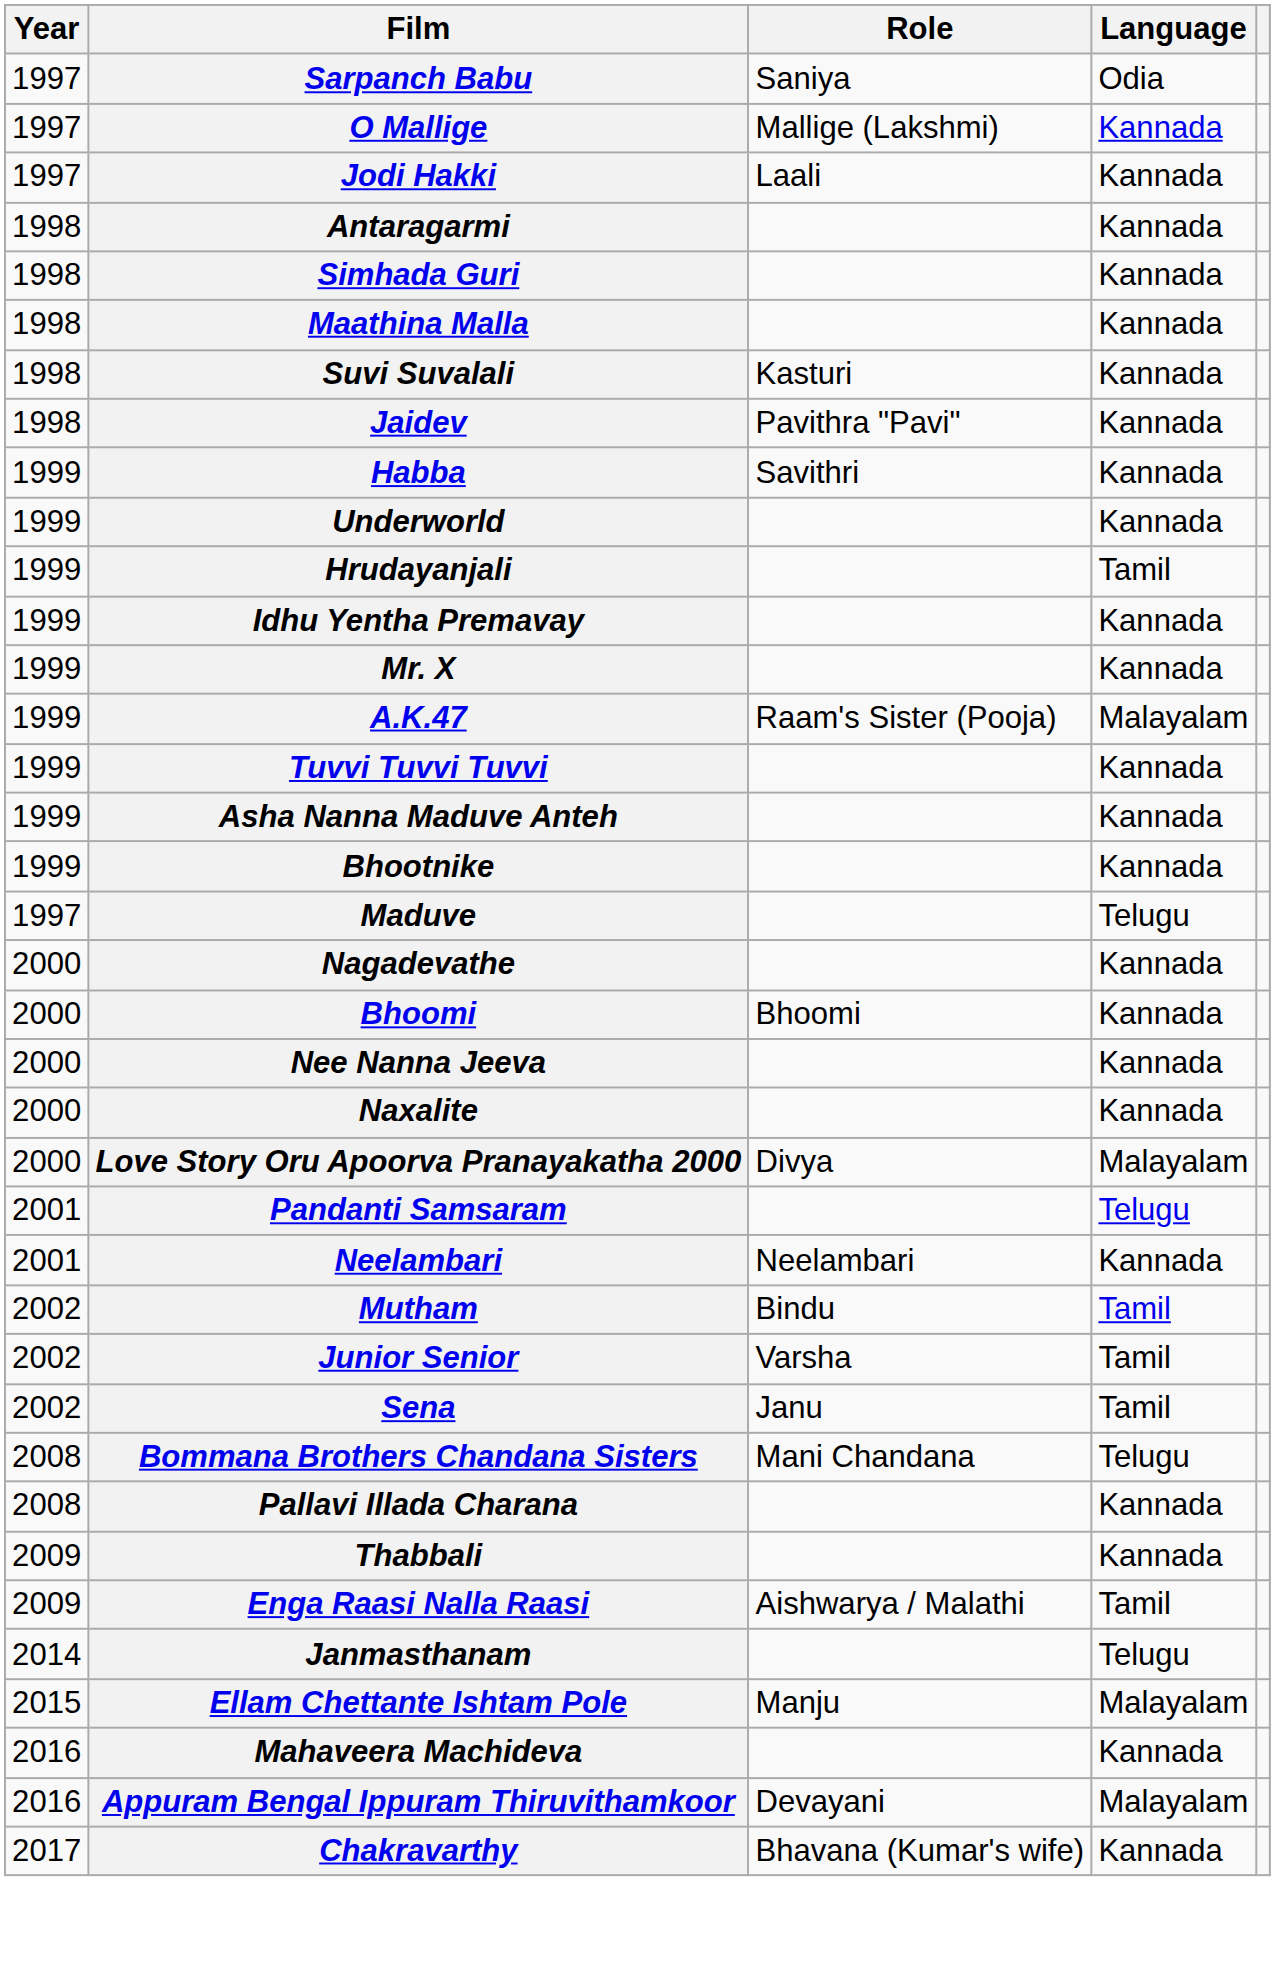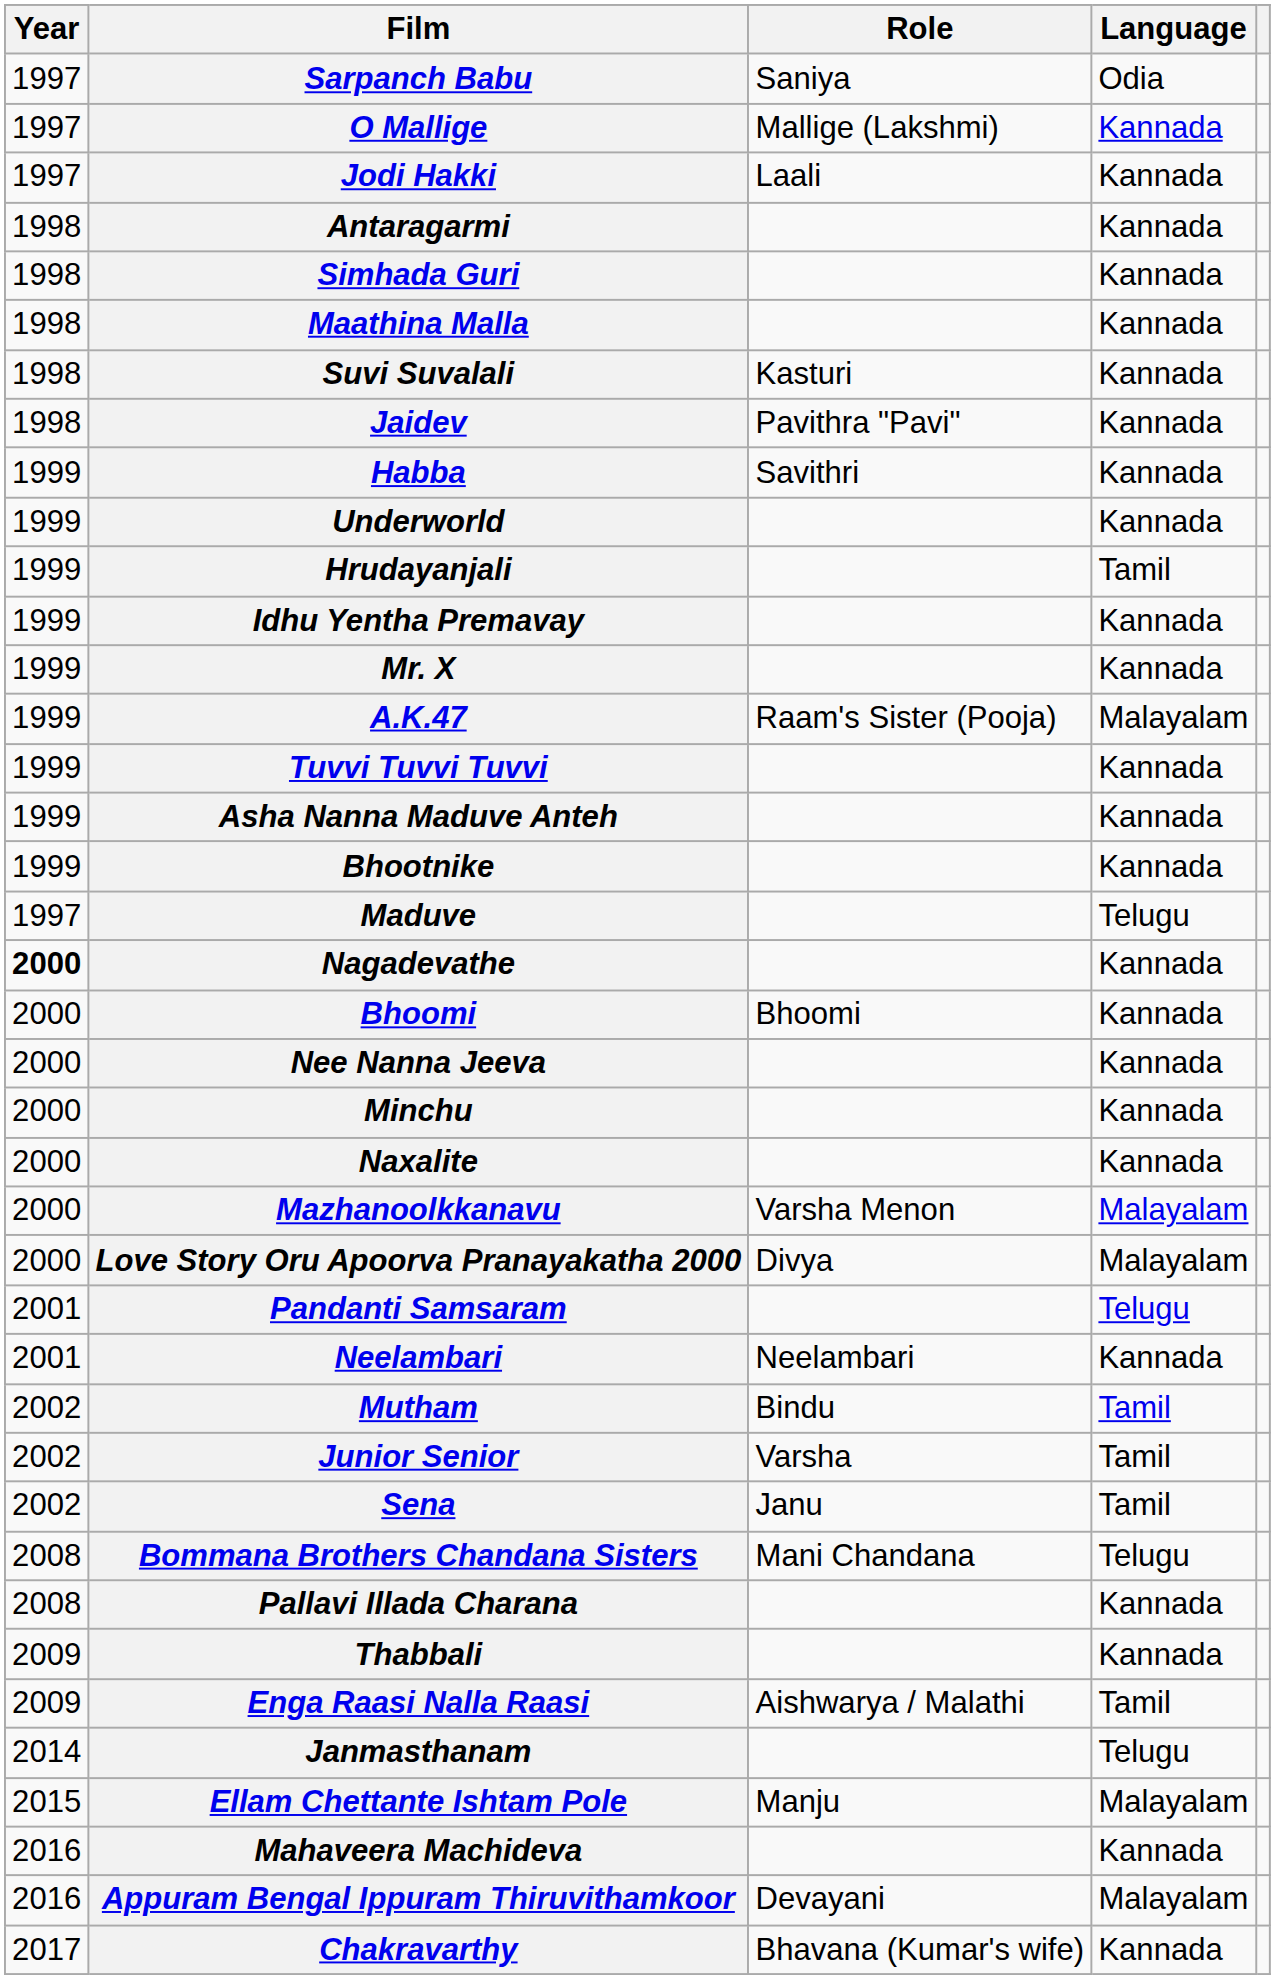(47, 964) normal -> (47, 964) bold
+ row: (418, 1112)
+ row: (418, 1210)
